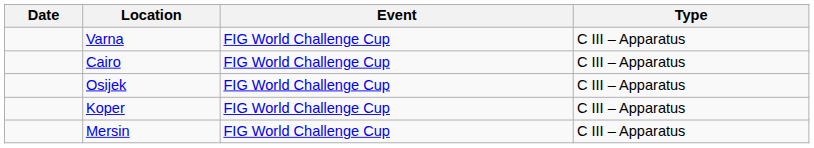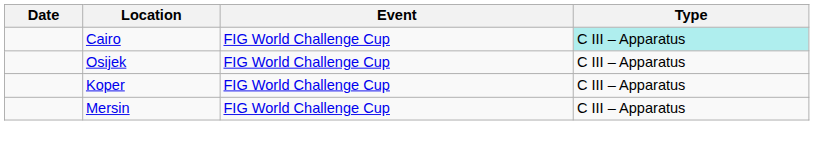- row: (105, 39)
(631, 62) no background -> (631, 39) paleturquoise background
